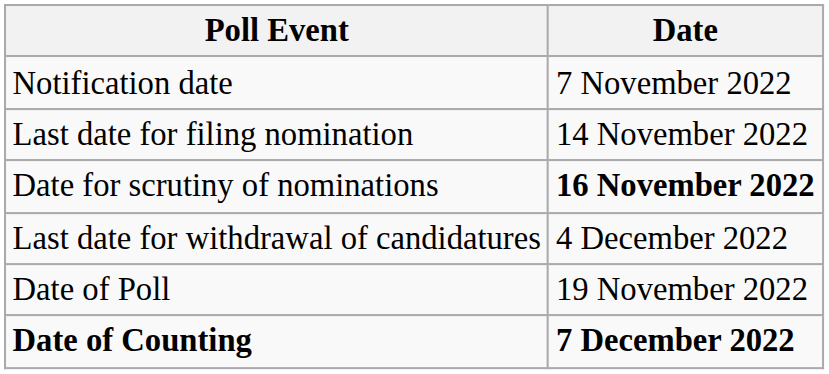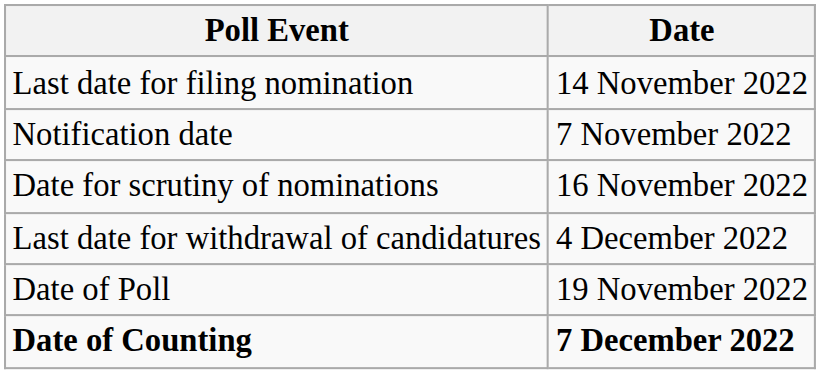rows swapped: (123, 82) <-> (213, 133)
(685, 185) bold -> (682, 185) normal
